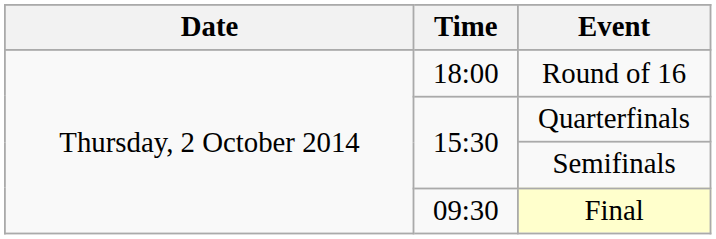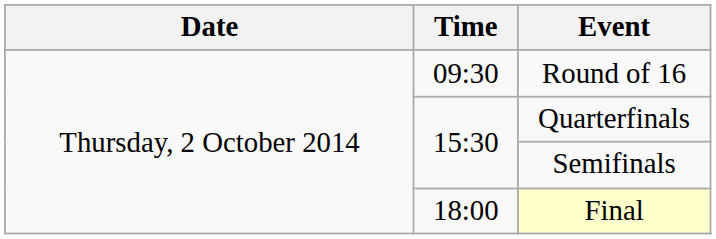(466, 73) 18:00 -> (466, 73) 09:30
(466, 210) 09:30 -> (466, 210) 18:00
